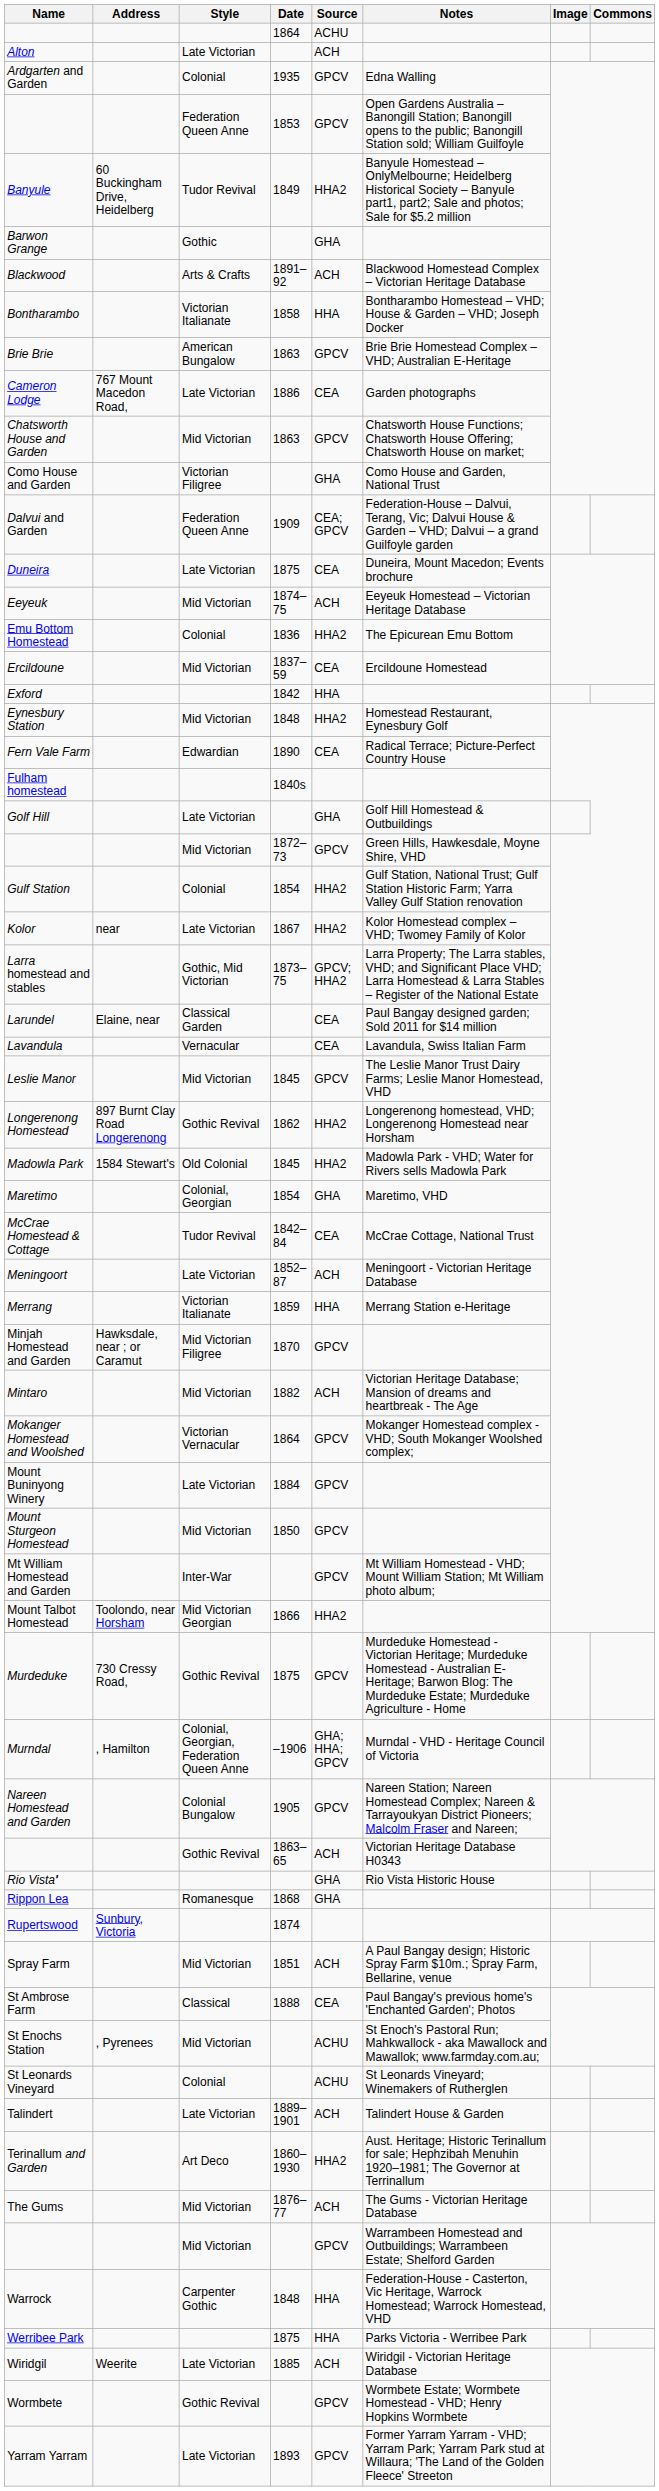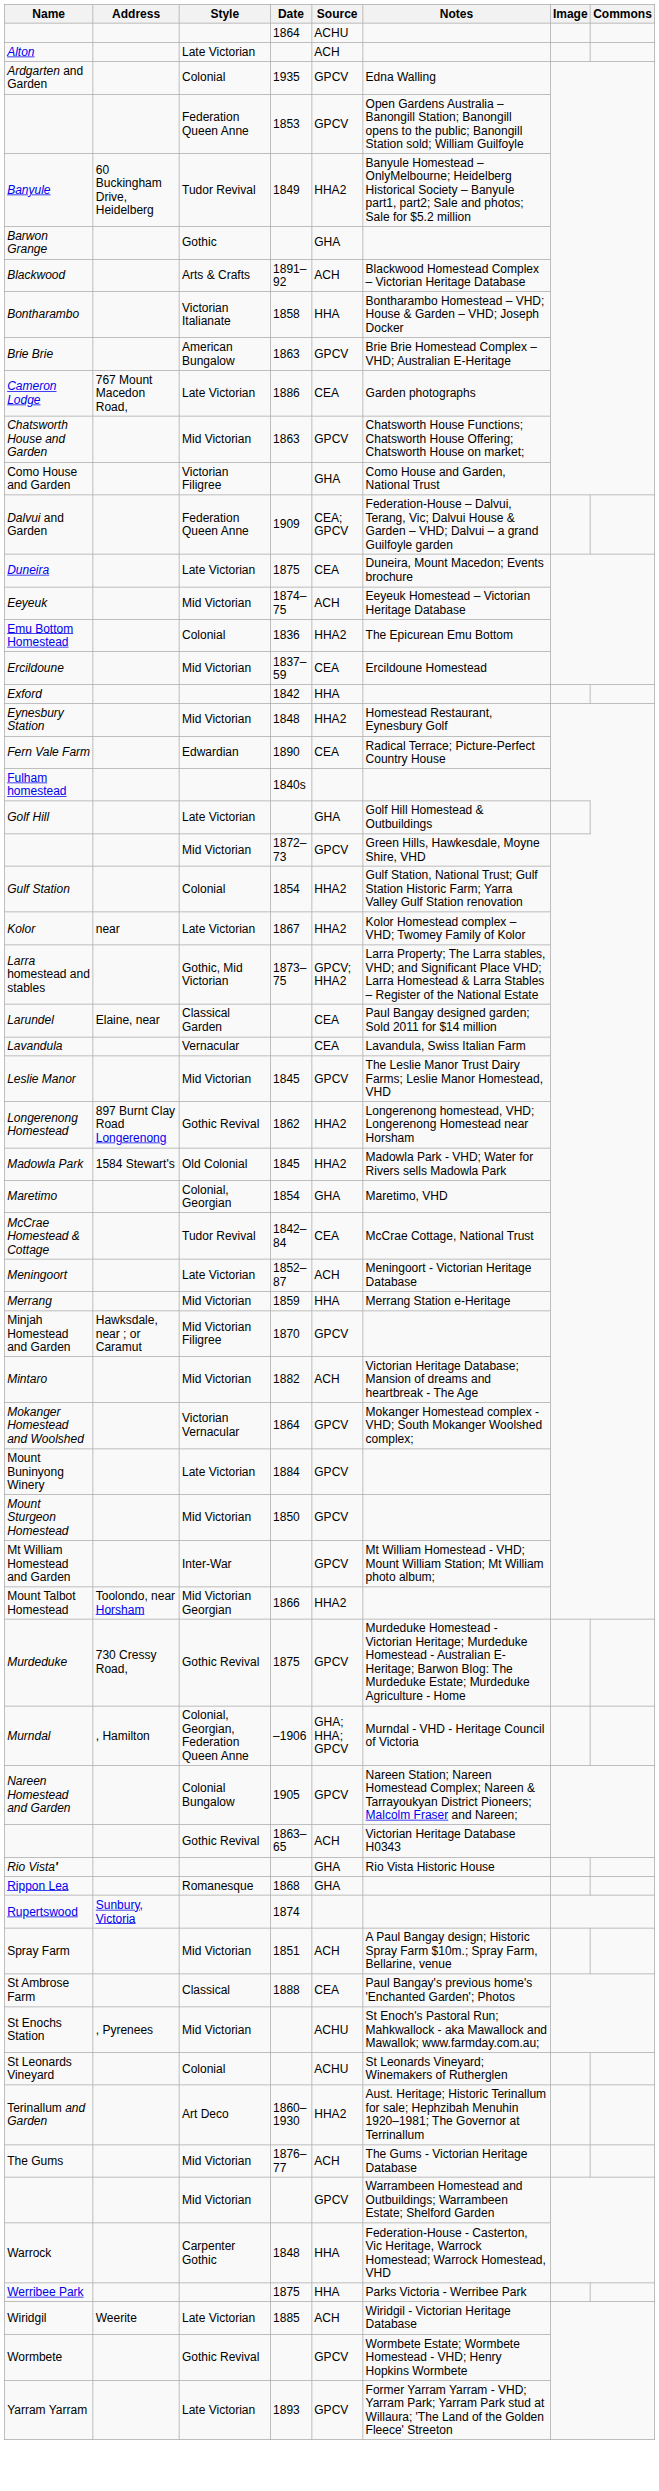(206, 1307) Victorian Italianate -> (217, 1301) Mid Victorian
- row: (30, 2114)
